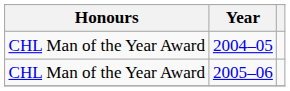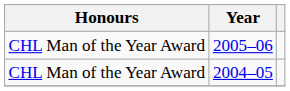rows swapped: (243, 45) <-> (243, 72)
